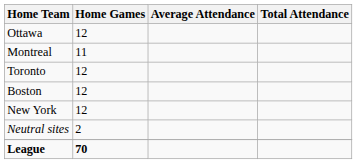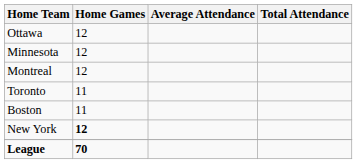+ row: (33, 52)
(81, 52) 11 -> (81, 71) 12
(81, 71) 12 -> (81, 91) 11
(81, 91) 12 -> (81, 110) 11
(81, 110) normal -> (81, 129) bold
- row: (38, 129)
